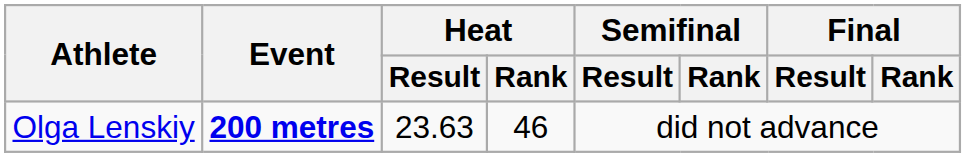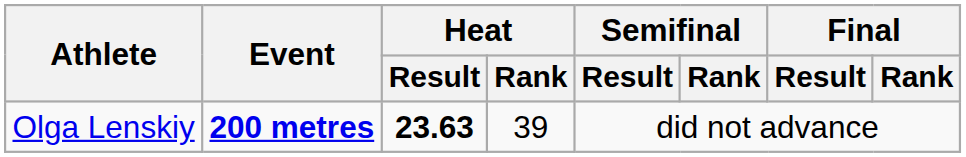(434, 127) normal -> (434, 127) bold
(531, 127) 46 -> (531, 127) 39
